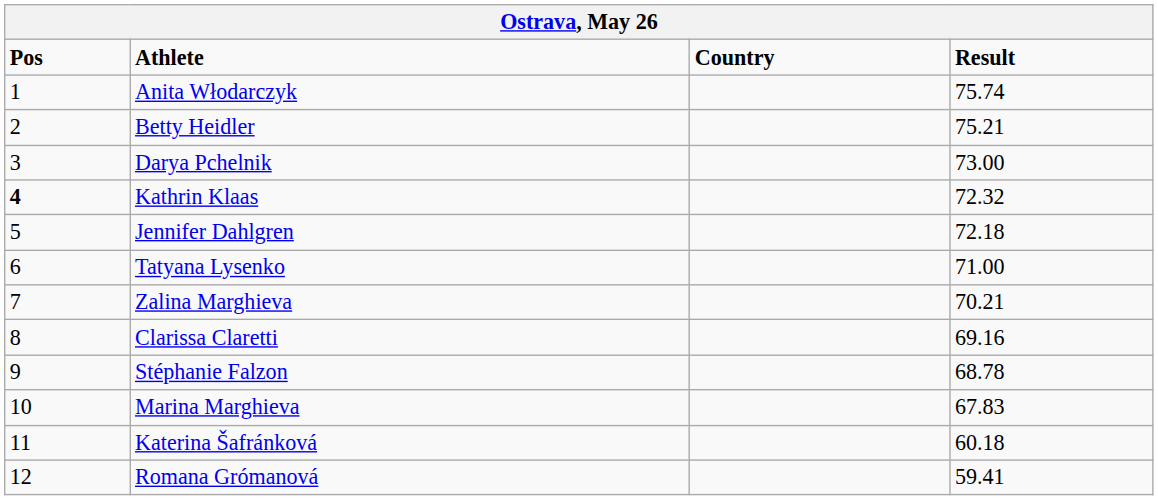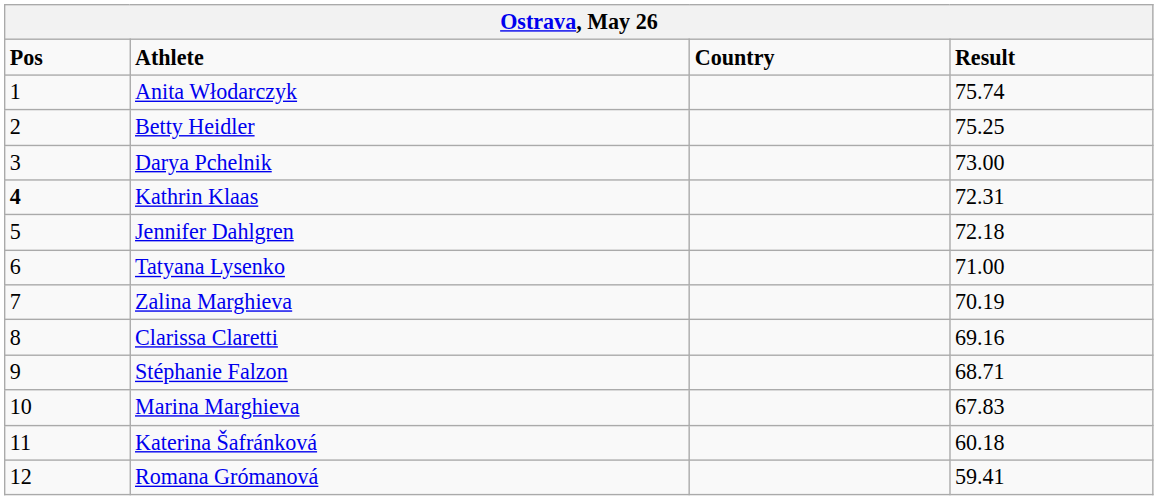(980, 127) 75.21 -> (980, 127) 75.25
(980, 197) 72.32 -> (980, 197) 72.31
(980, 302) 70.21 -> (980, 302) 70.19
(980, 372) 68.78 -> (980, 372) 68.71
